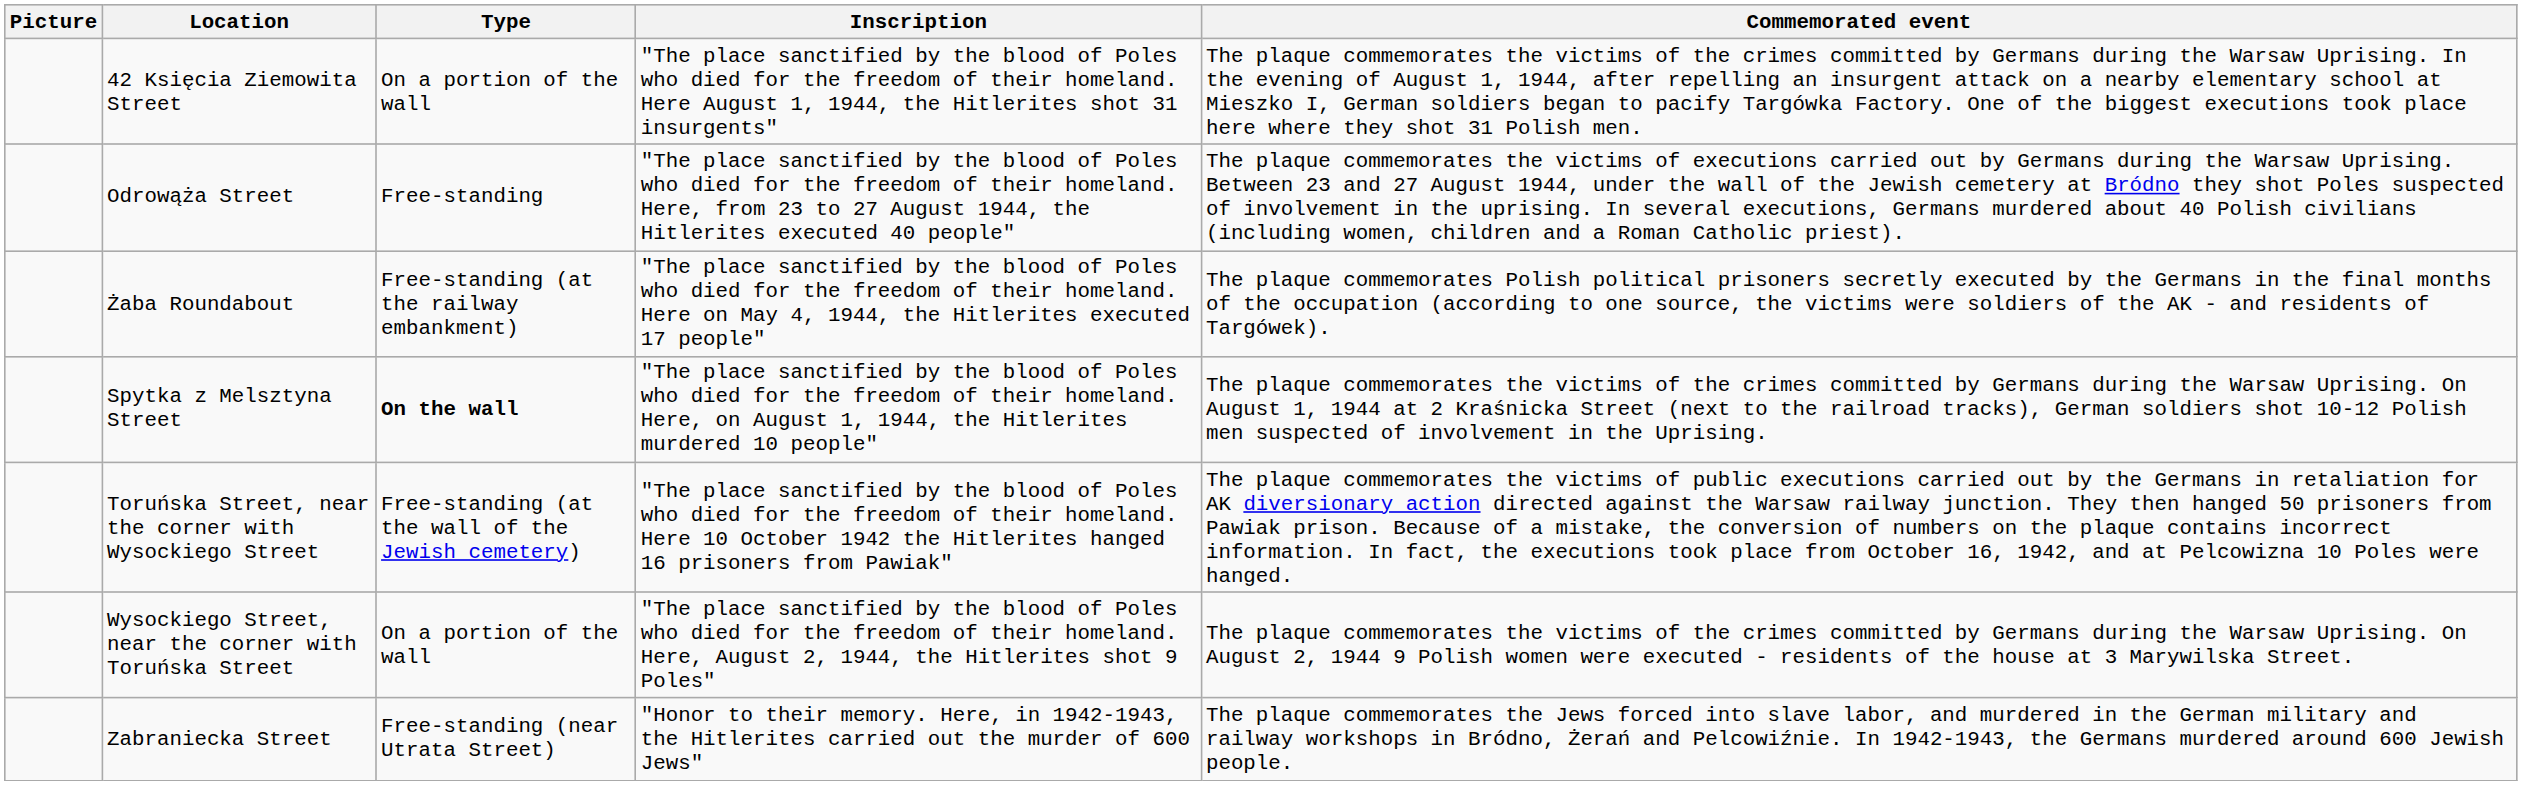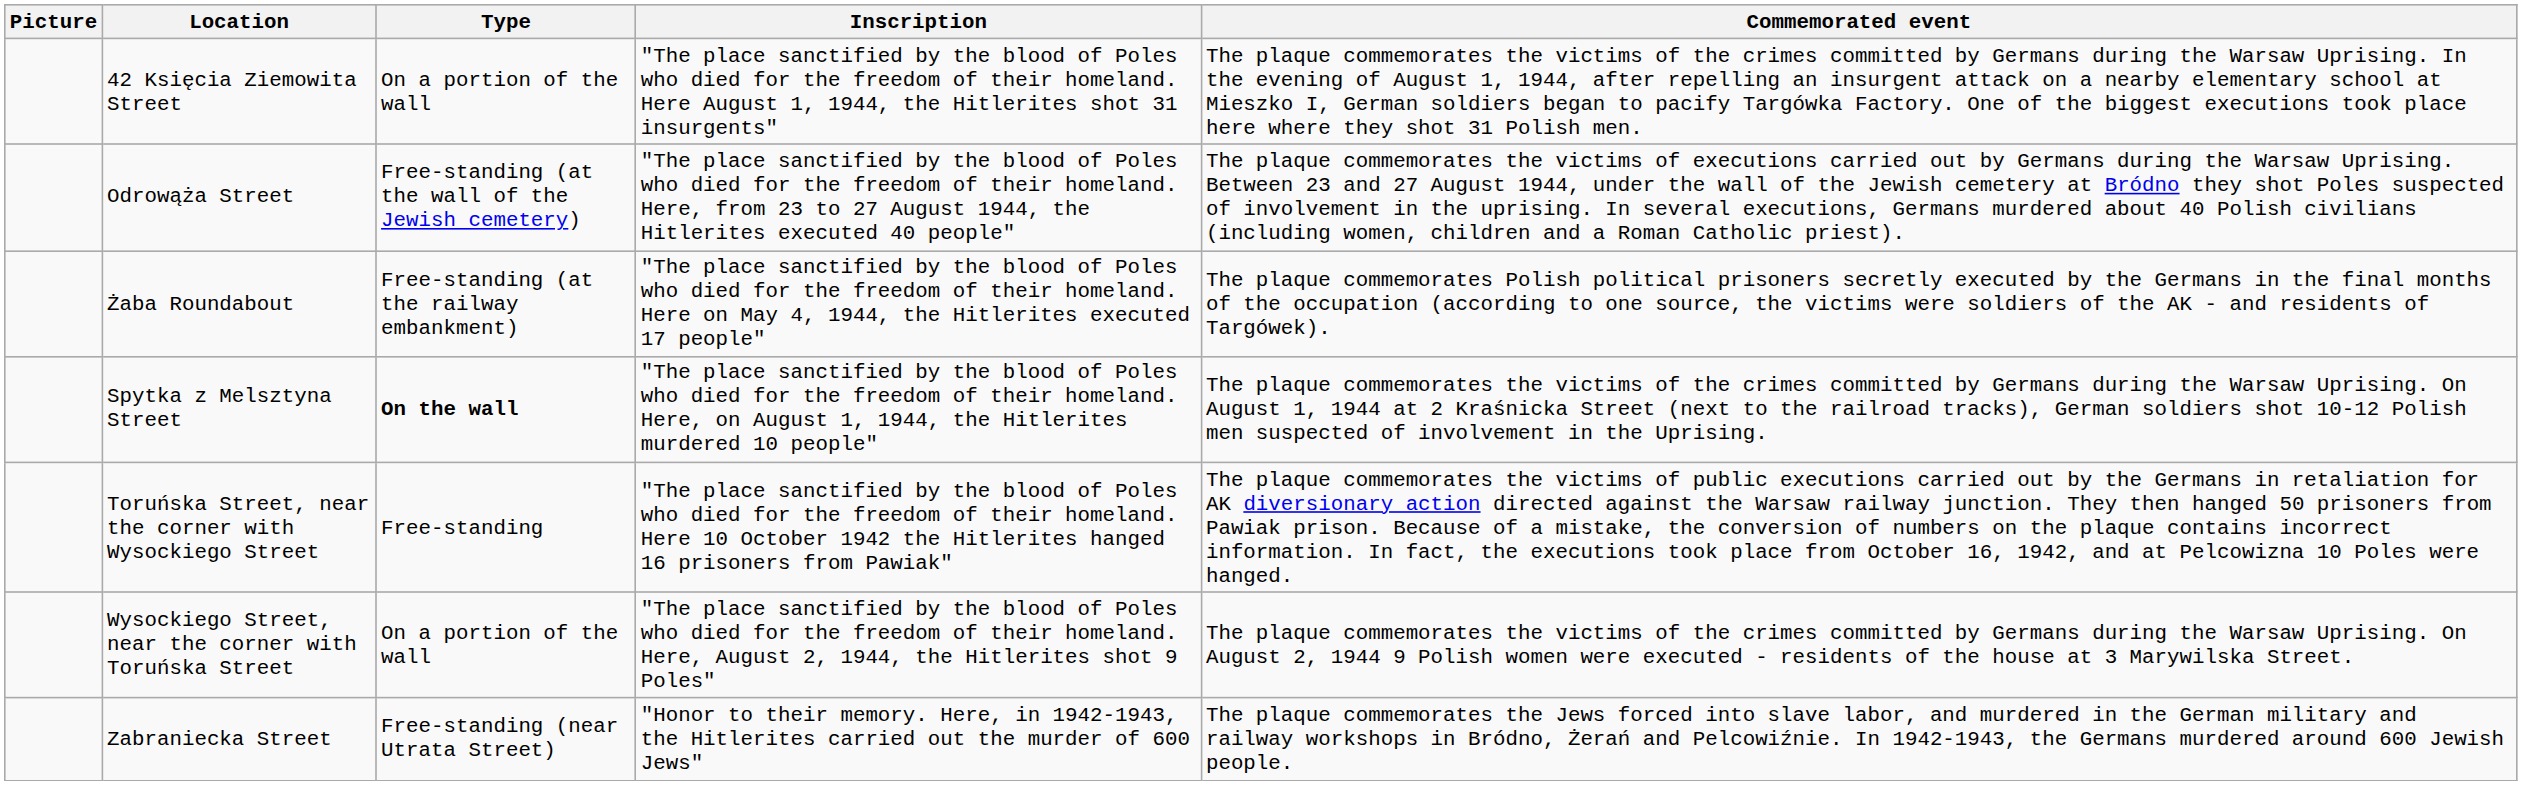(462, 198) Free-standing -> (487, 198) Free-standing (at the wall of the Jewish cemetery)
(487, 527) Free-standing (at the wall of the Jewish cemetery) -> (462, 527) Free-standing
